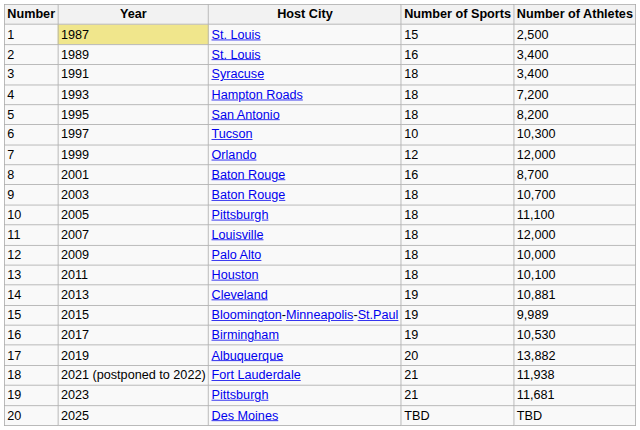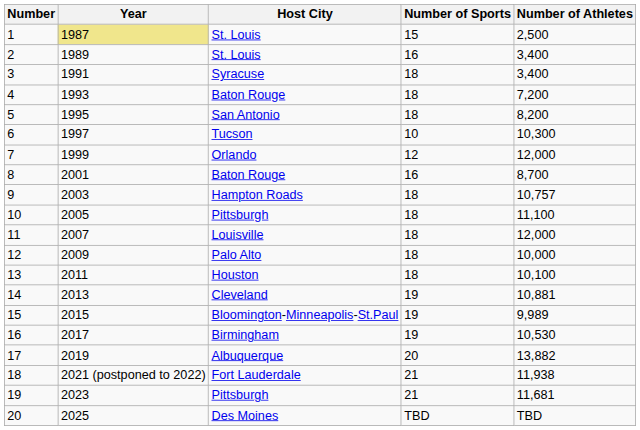(257, 94) Hampton Roads -> (248, 94) Baton Rouge
(248, 194) Baton Rouge -> (257, 194) Hampton Roads
(536, 194) 10,700 -> (536, 194) 10,757
